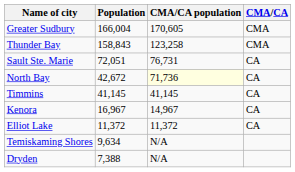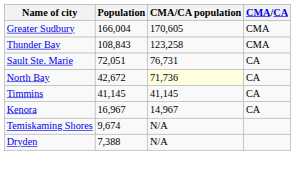(114, 45) 158,843 -> (114, 45) 108,843
- row: (30, 126)
(109, 142) 9,634 -> (109, 126) 9,674
